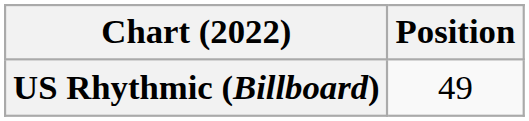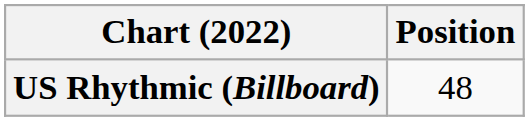(455, 87) 49 -> (455, 87) 48
